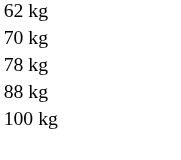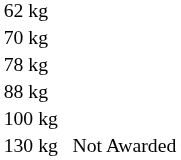+ row: (31, 145)
